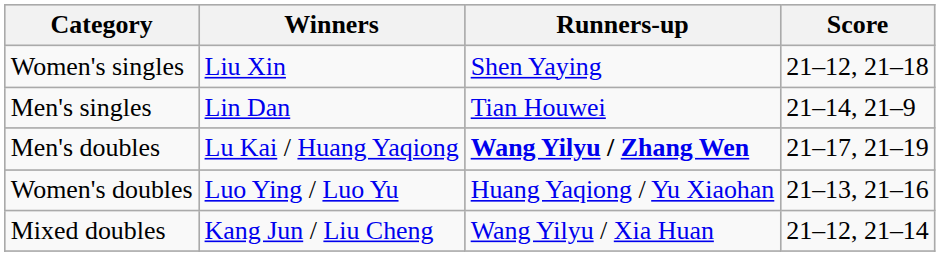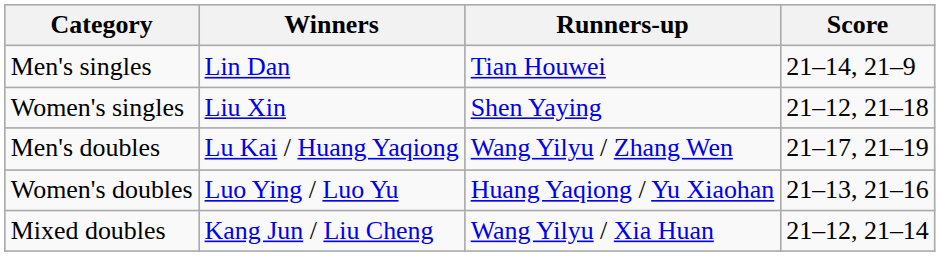rows swapped: (81, 107) <-> (97, 66)
(610, 148) bold -> (602, 148) normal
